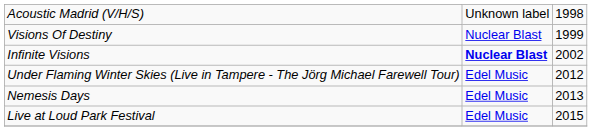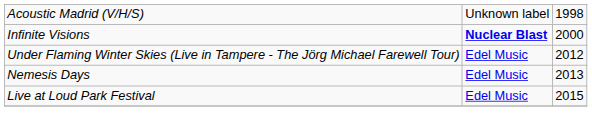- row: (60, 34)
(569, 55) 2002 -> (569, 34) 2000
